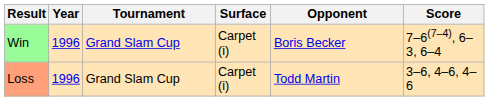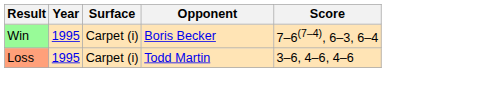- column: (149, 14)
(66, 43) 1996 -> (66, 36) 1995
(66, 79) 1996 -> (66, 58) 1995
